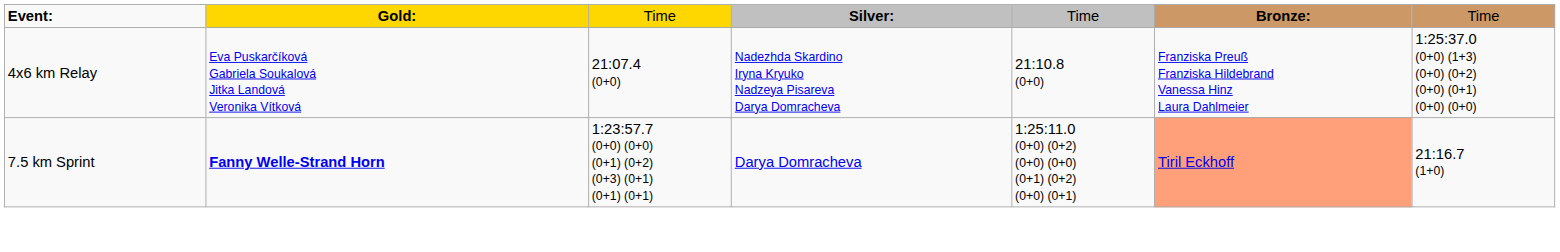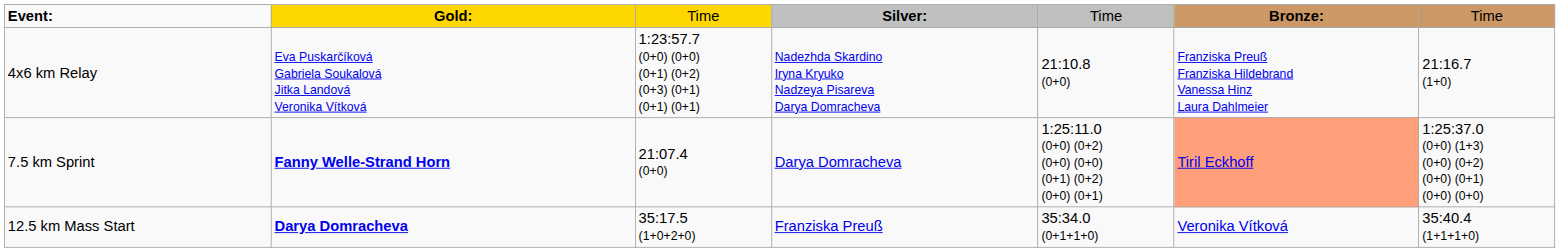(616, 72) 21:07.4 (0+0) -> (669, 72) 1:23:57.7 (0+0) (0+0) (0+1) (0+2) (0+3) (0+1) (0+1) (0+1)
(1446, 72) 1:25:37.0 (0+0) (1+3) (0+0) (0+2) (0+0) (0+1) (0+0) (0+0) -> (1447, 72) 21:16.7 (1+0)
(622, 162) 1:23:57.7 (0+0) (0+0) (0+1) (0+2) (0+3) (0+1) (0+1) (0+1) -> (663, 162) 21:07.4 (0+0)
(1440, 162) 21:16.7 (1+0) -> (1453, 162) 1:25:37.0 (0+0) (1+3) (0+0) (0+2) (0+0) (0+1) (0+0) (0+0)
+ row: (71, 226)
